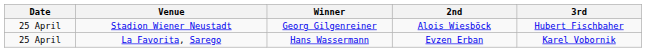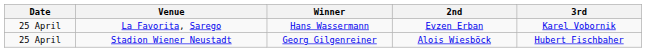rows swapped: (171, 40) <-> (171, 26)
